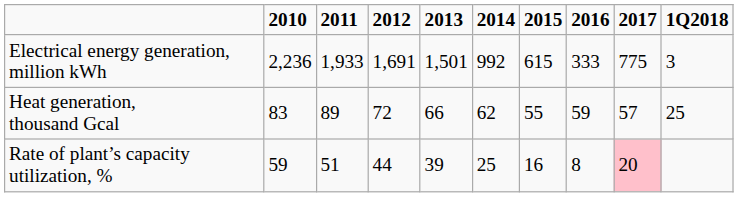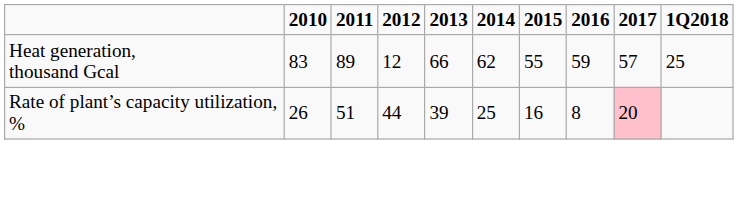- row: (119, 60)
(382, 113) 72 -> (392, 60) 12
(278, 165) 59 -> (298, 113) 26
